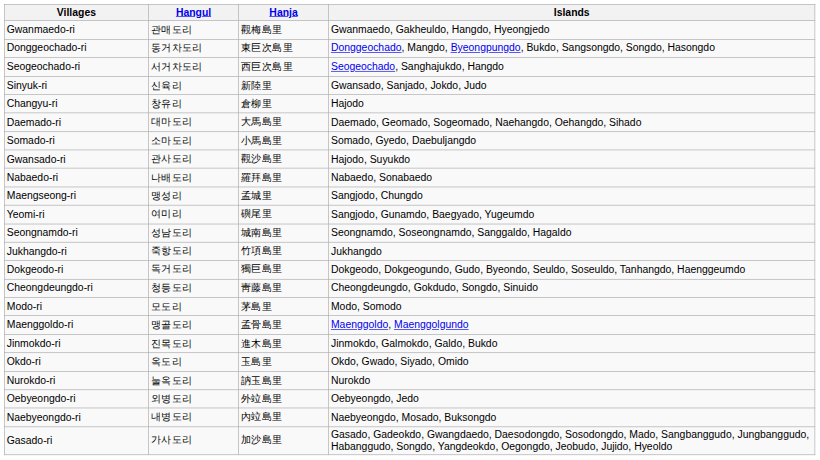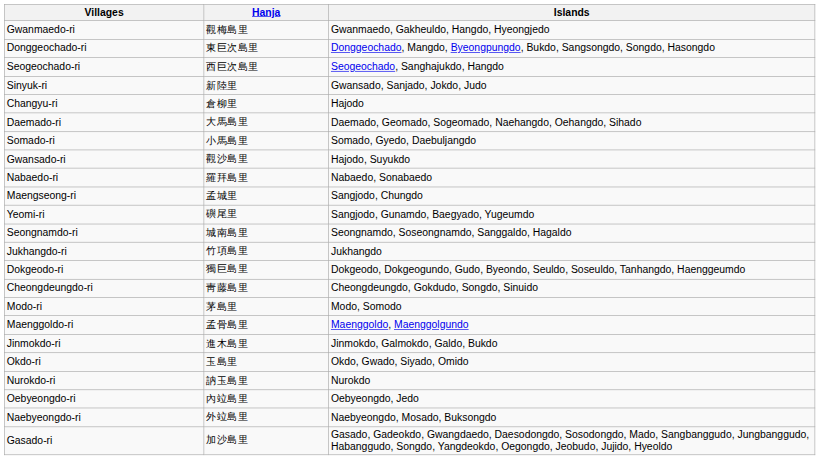- column: (194, 12)
(262, 398) 外竝島里 -> (227, 398) 內竝島里
(262, 417) 內竝島里 -> (227, 417) 外竝島里
